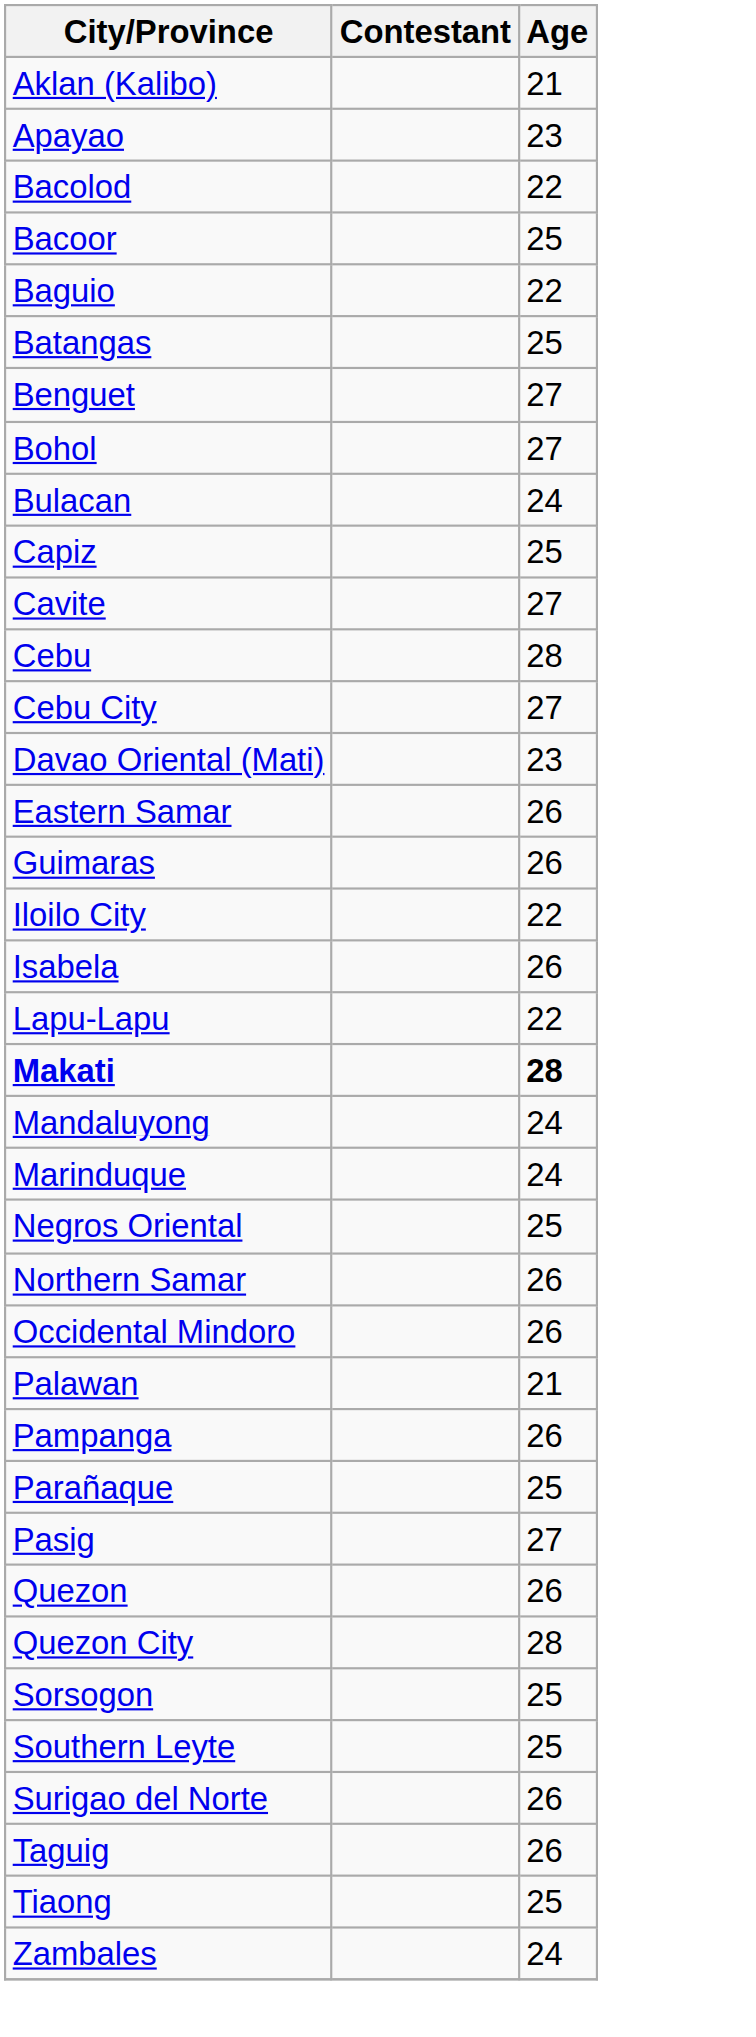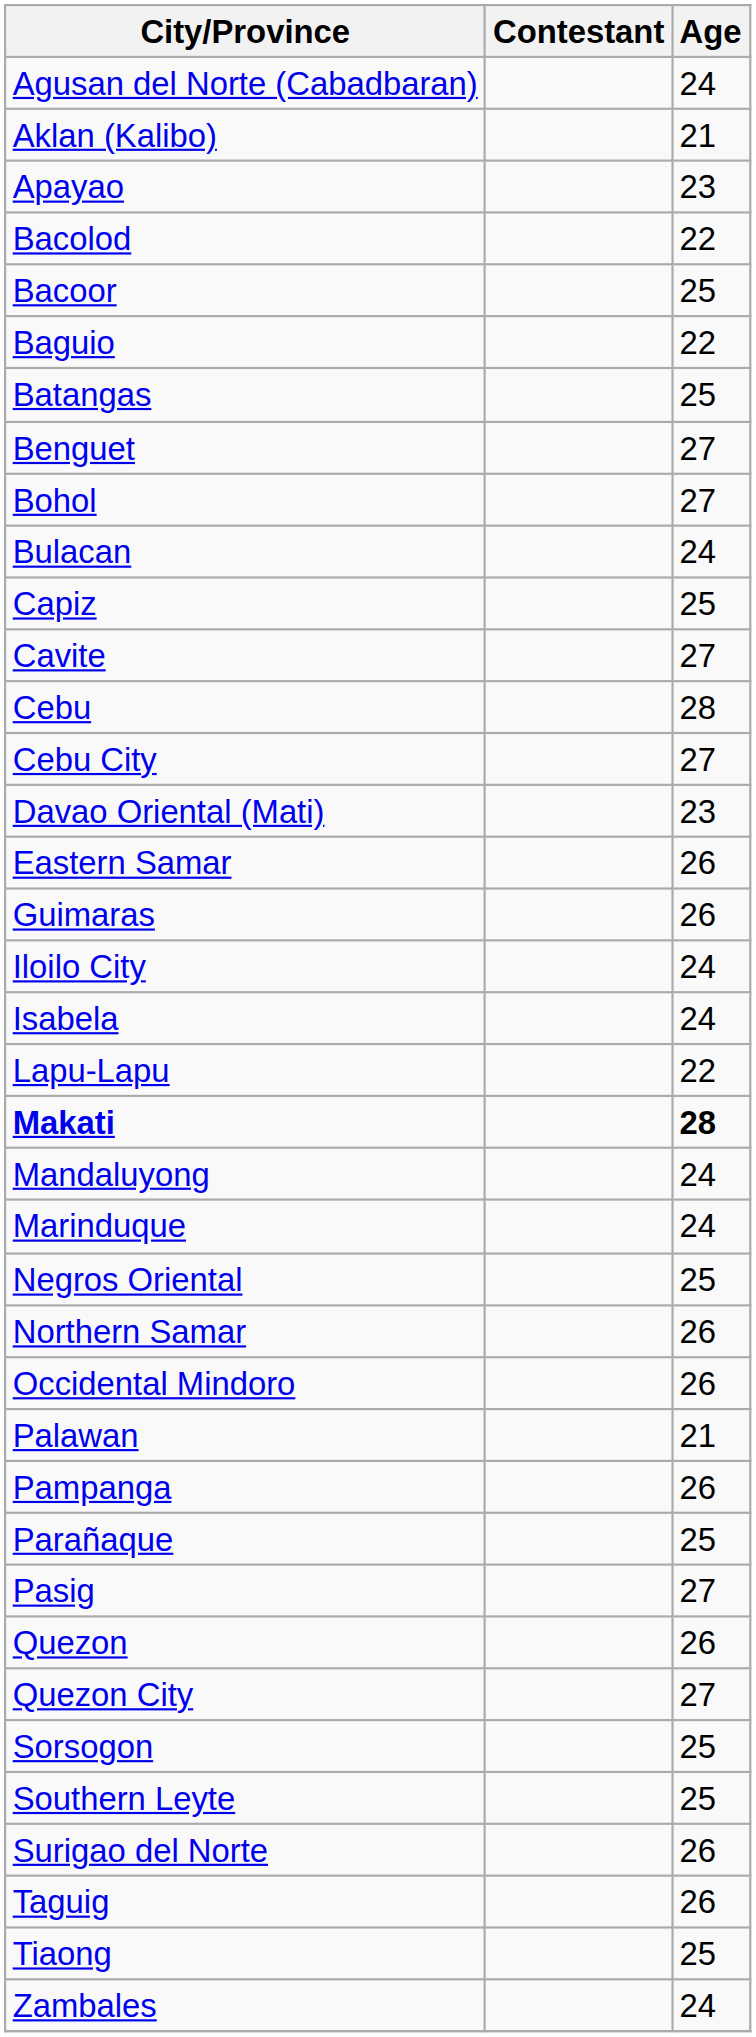+ row: (245, 83)
(545, 915) 22 -> (698, 967) 24
(545, 967) 26 -> (698, 1019) 24
(545, 1642) 28 -> (698, 1694) 27
